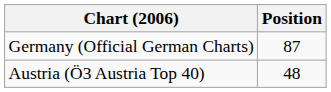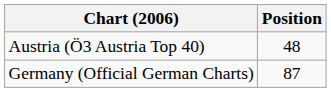rows swapped: (107, 73) <-> (131, 45)
